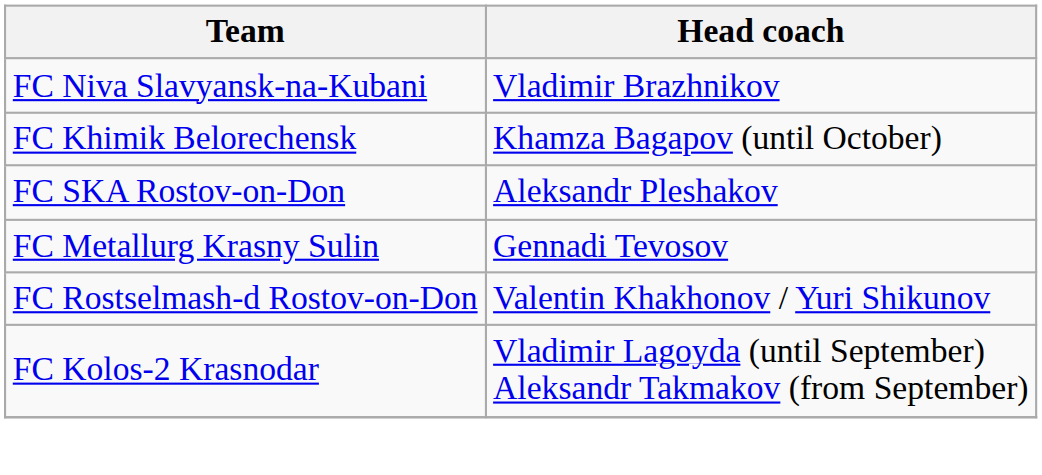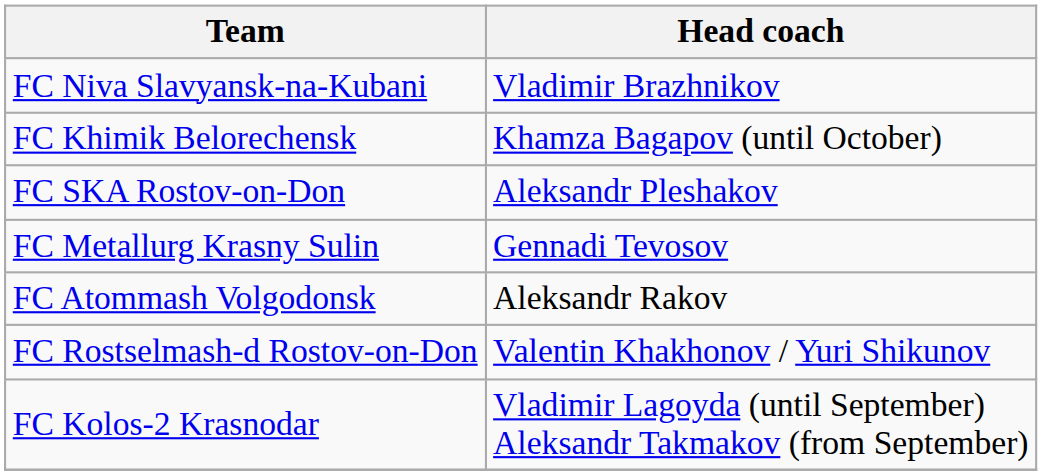+ row: (194, 298)
